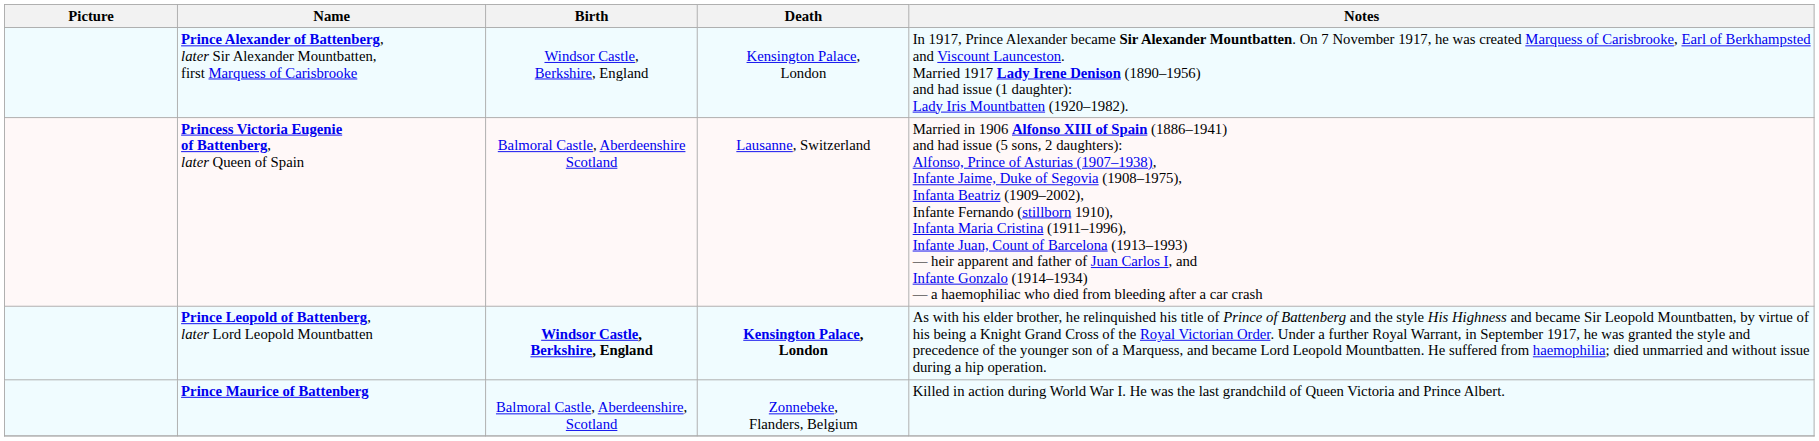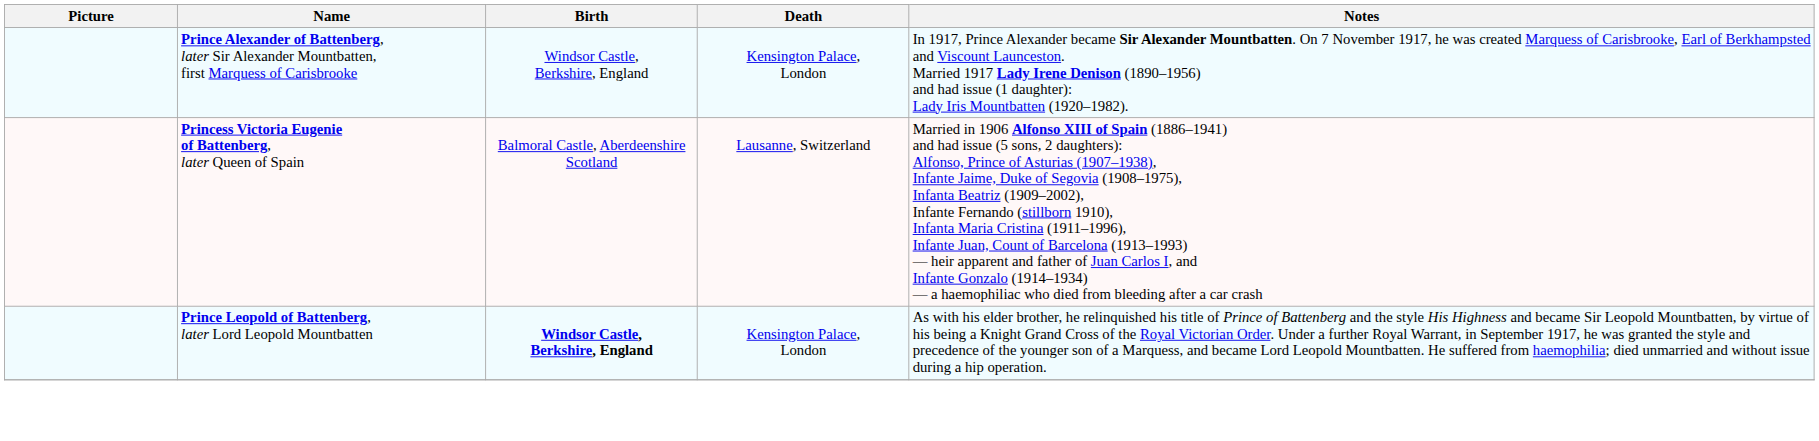(803, 342) bold -> (803, 342) normal
- row: (275, 391)
